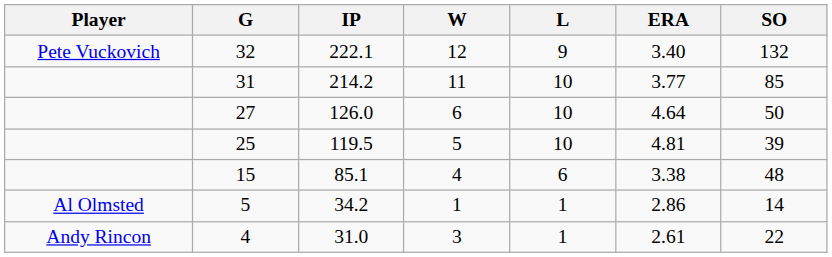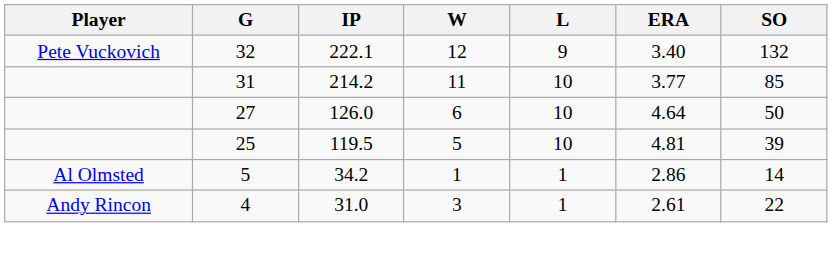- row: (245, 174)
